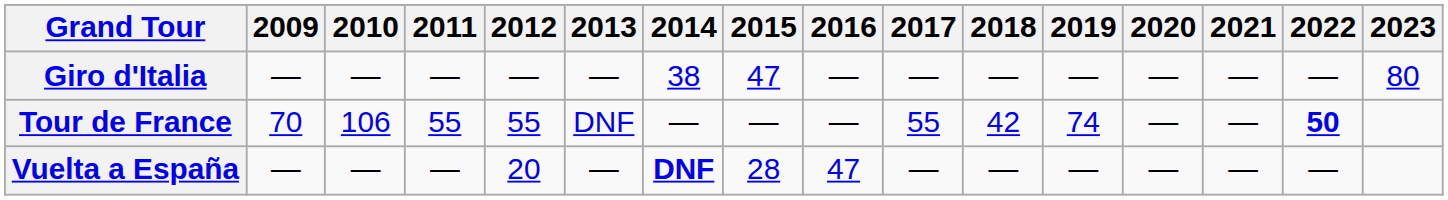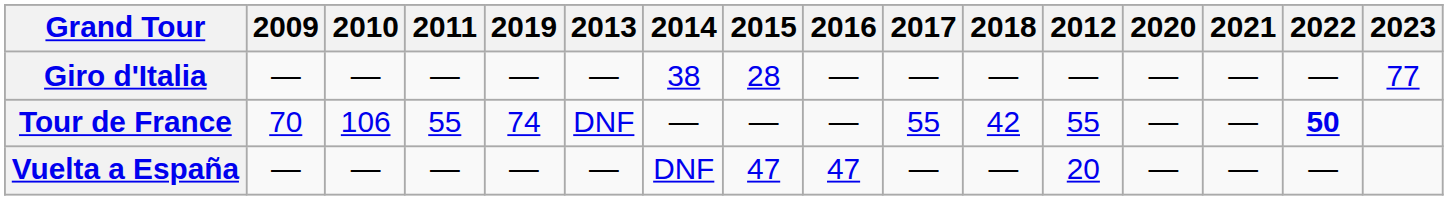columns swapped: (524, 28) <-> (1083, 28)
(764, 75) 47 -> (764, 75) 28
(1403, 75) 80 -> (1403, 75) 77
(684, 169) bold -> (684, 169) normal
(764, 169) 28 -> (764, 169) 47
